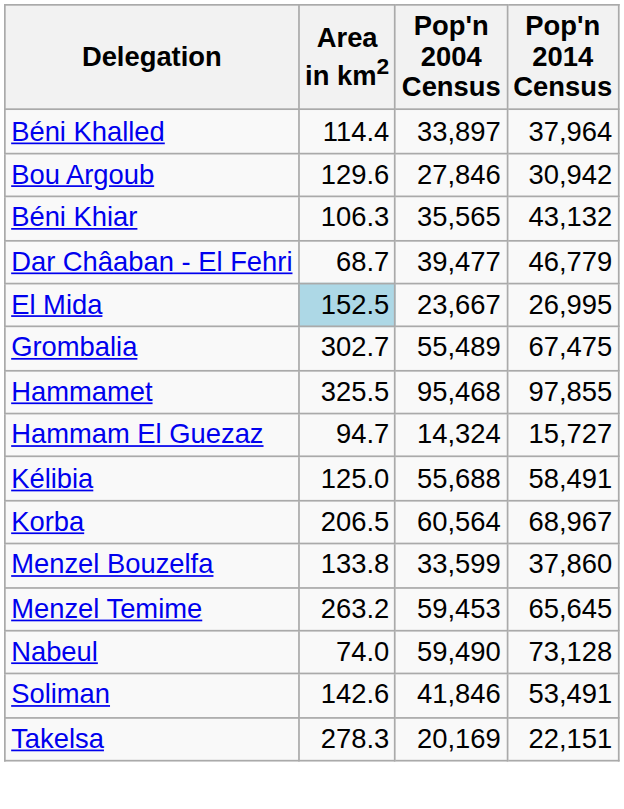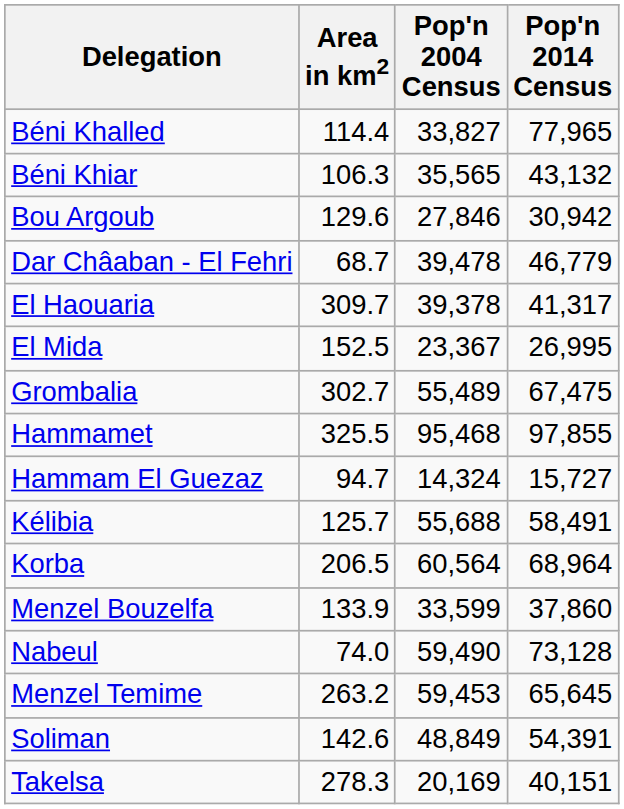(459, 131) 33,897 -> (459, 131) 33,827
(570, 131) 37,964 -> (570, 131) 77,965
rows swapped: (74, 217) <-> (83, 174)
(459, 261) 39,477 -> (459, 261) 39,478
+ row: (83, 304)
(355, 304) lightblue background -> (355, 348) no background
(459, 304) 23,667 -> (459, 348) 23,367
(355, 478) 125.0 -> (355, 521) 125.7
(570, 521) 68,967 -> (570, 565) 68,964
(355, 565) 133.8 -> (355, 608) 133.9
rows swapped: (107, 608) <-> (55, 651)
(459, 695) 41,846 -> (459, 738) 48,849
(570, 695) 53,491 -> (570, 738) 54,391
(570, 738) 22,151 -> (570, 782) 40,151
